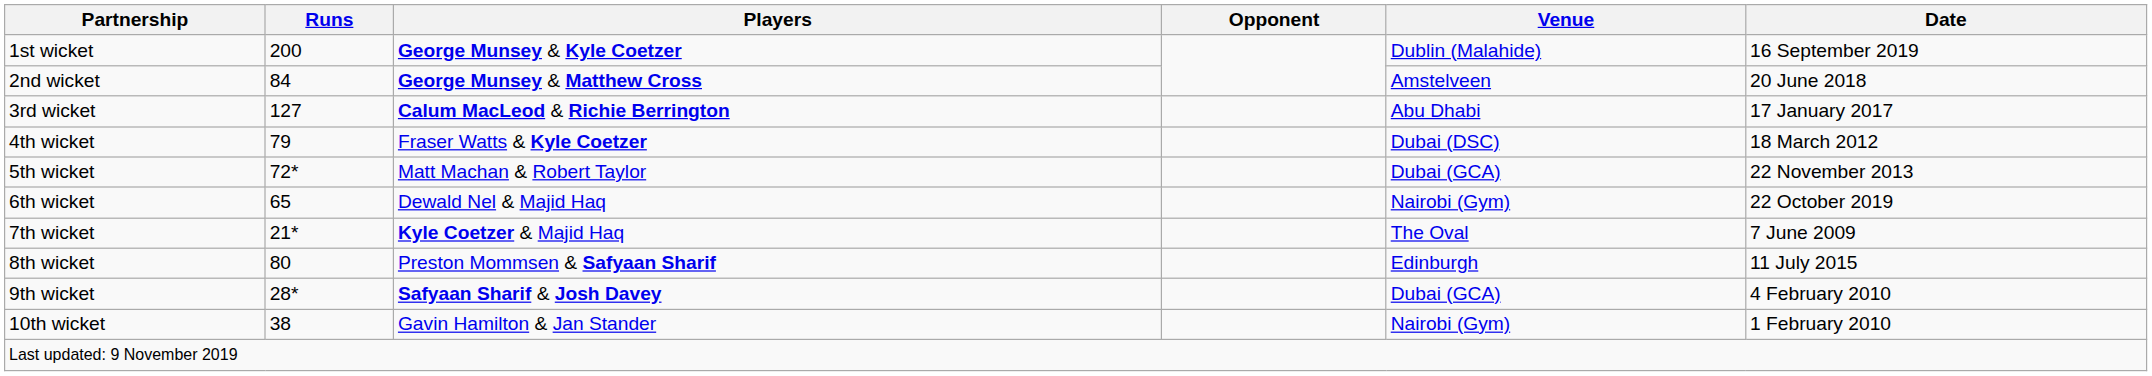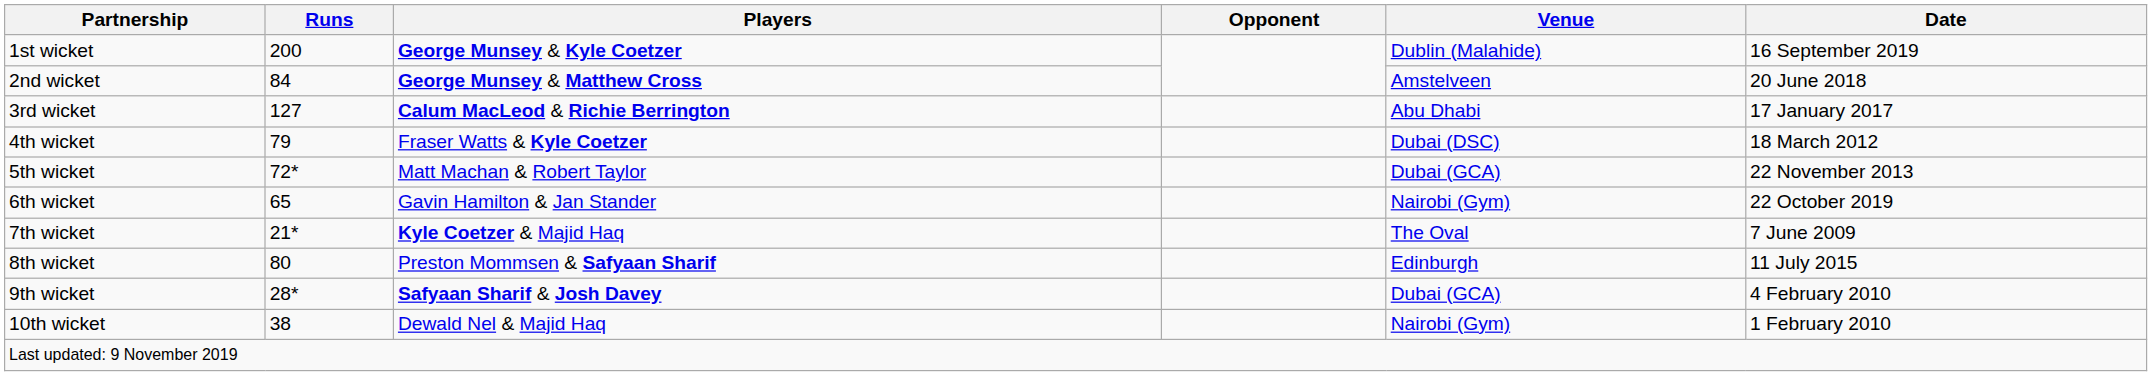(502, 202) Dewald Nel & Majid Haq -> (527, 202) Gavin Hamilton & Jan Stander
(527, 324) Gavin Hamilton & Jan Stander -> (502, 324) Dewald Nel & Majid Haq
